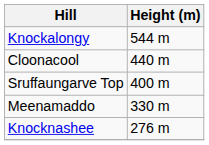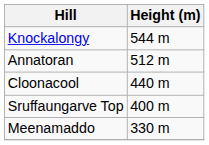+ row: (41, 60)
- row: (51, 128)
